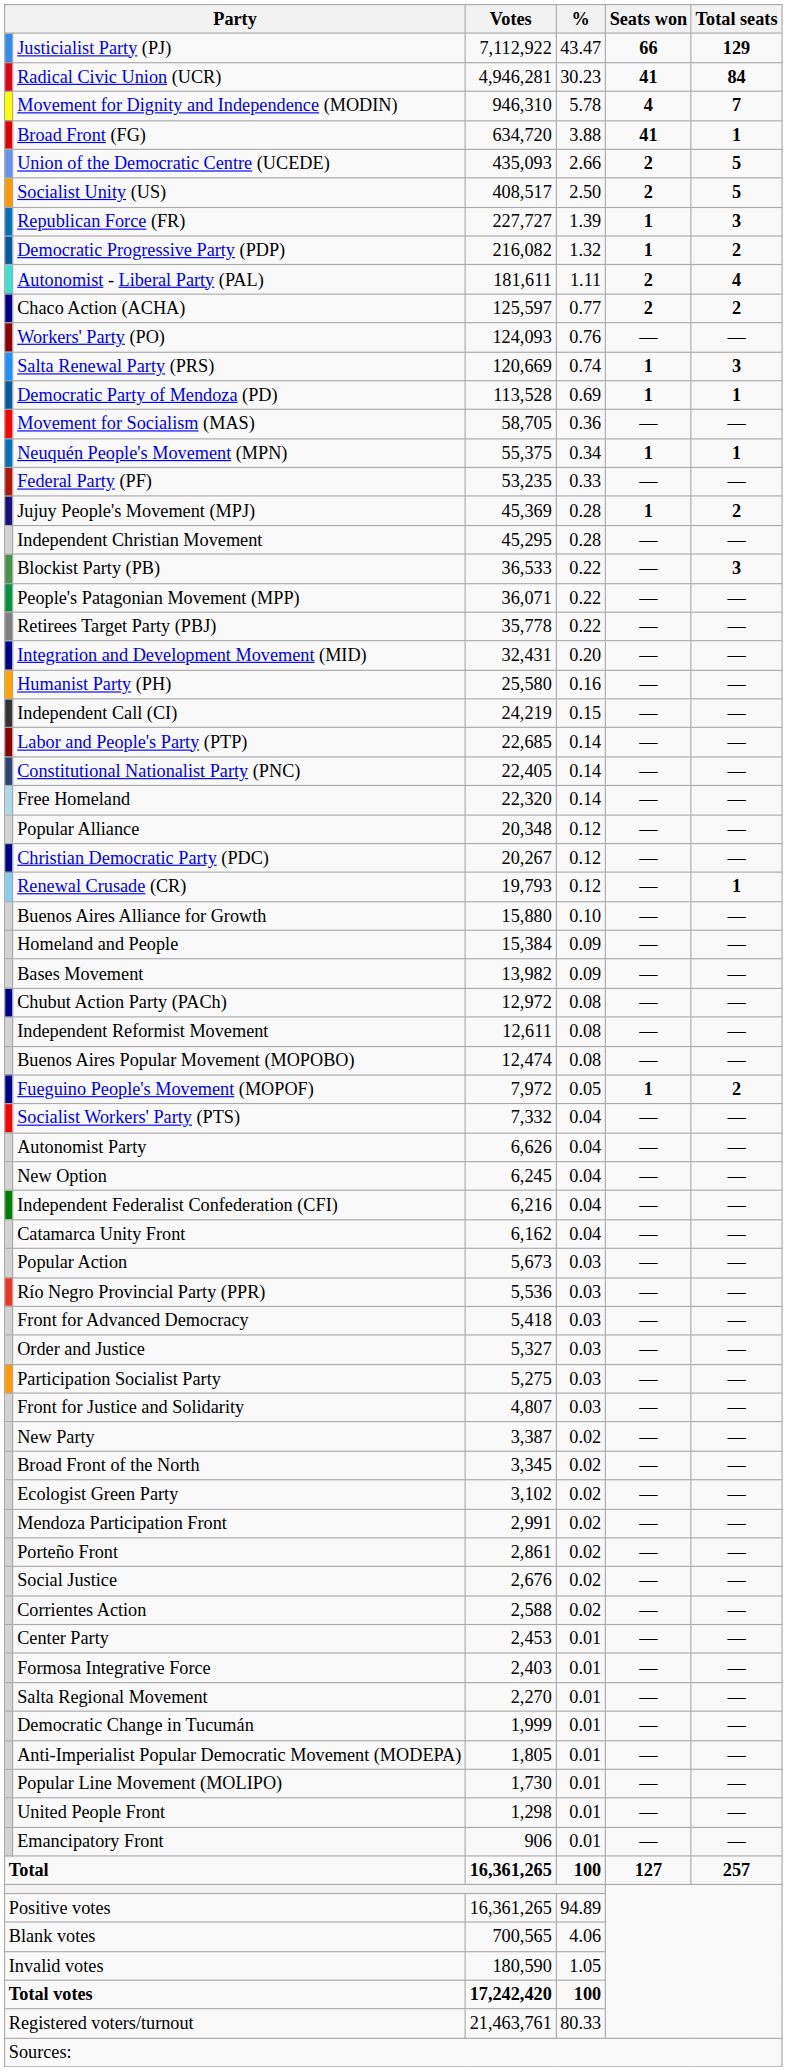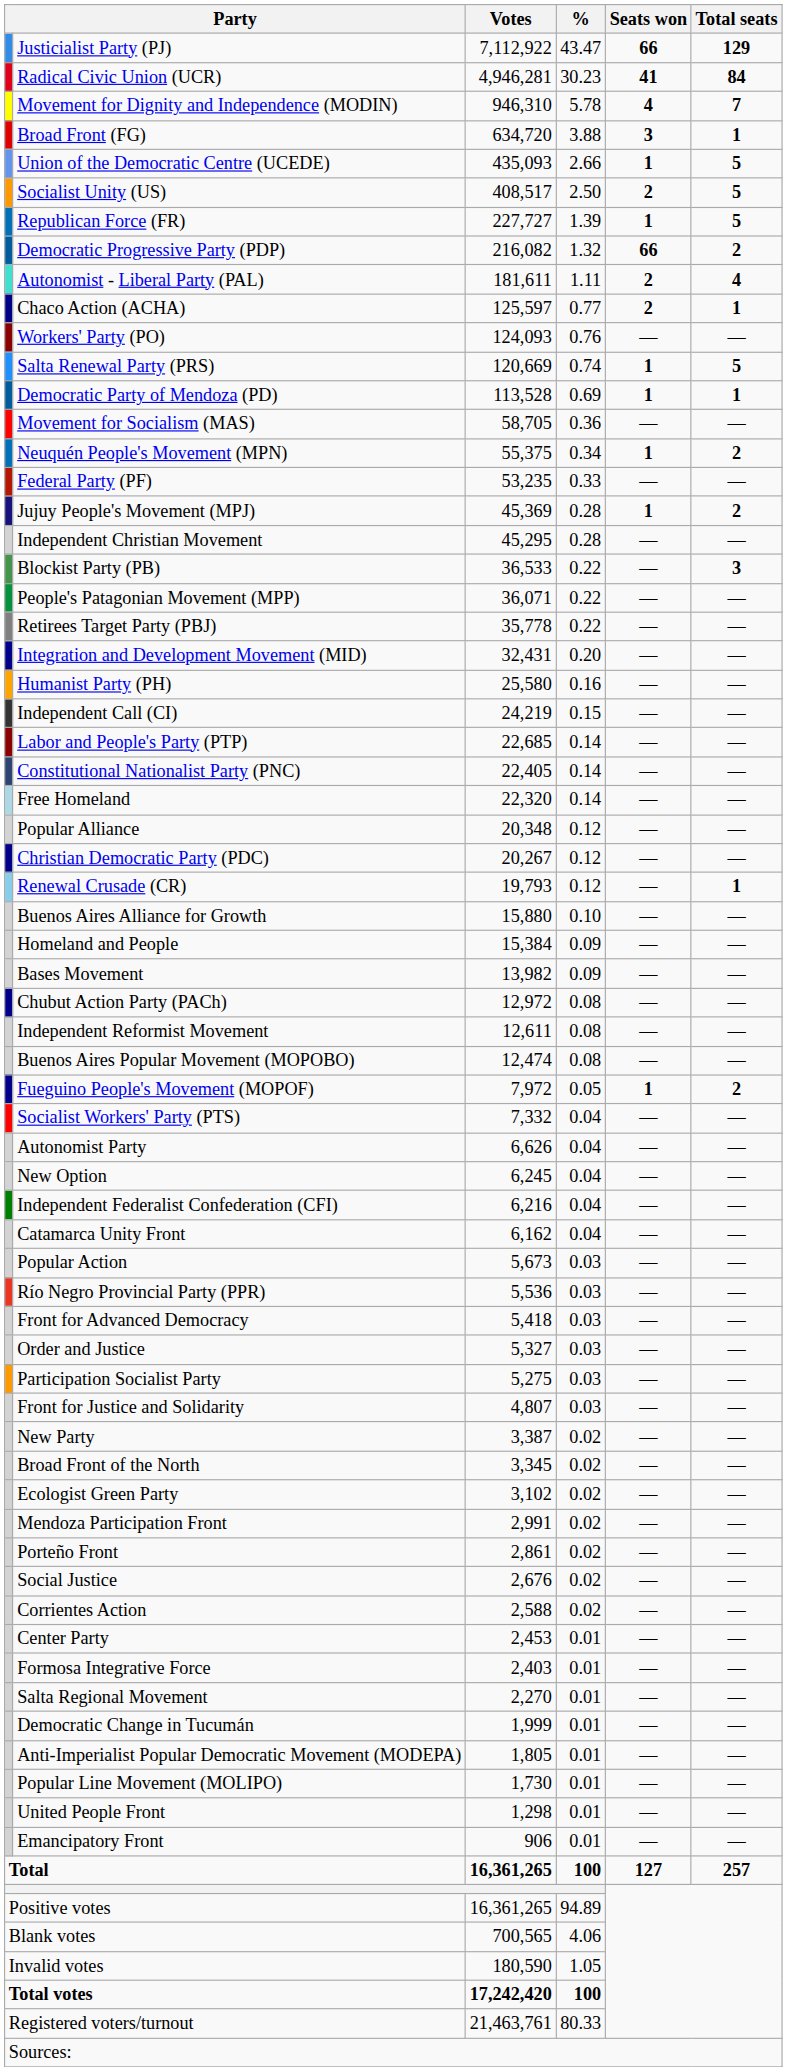(648, 134) 41 -> (648, 134) 3
(648, 163) 2 -> (648, 163) 1
(737, 221) 3 -> (737, 221) 5
(648, 250) 1 -> (648, 250) 66
(737, 308) 2 -> (737, 308) 1
(737, 366) 3 -> (737, 366) 5
(737, 452) 1 -> (737, 452) 2
